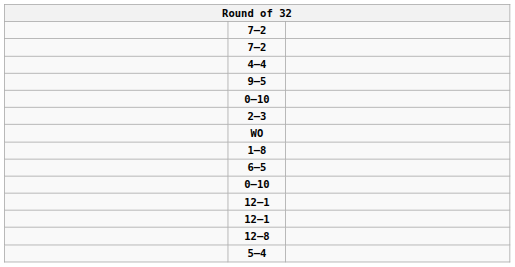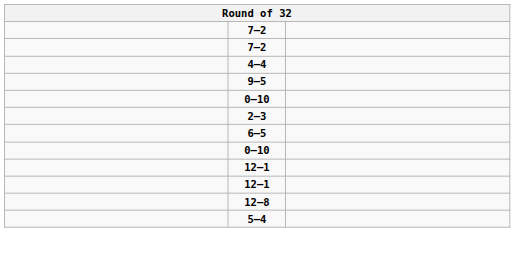- row: (116, 133)
- row: (116, 150)
